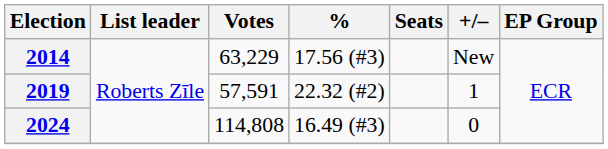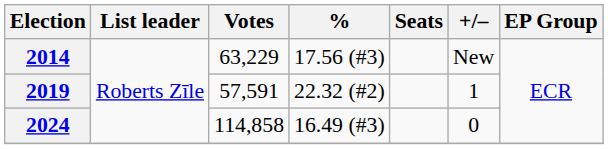(249, 125) 114,808 -> (249, 125) 114,858
